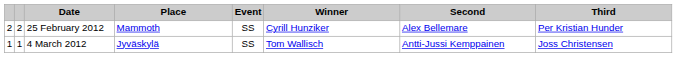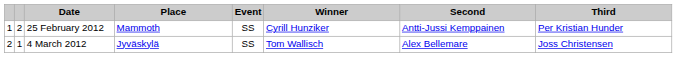(9, 28) 2 -> (9, 28) 1
(435, 28) Alex Bellemare -> (453, 28) Antti-Jussi Kemppainen
(9, 44) 1 -> (9, 44) 2
(453, 44) Antti-Jussi Kemppainen -> (435, 44) Alex Bellemare
